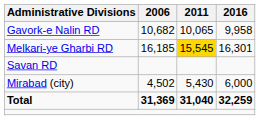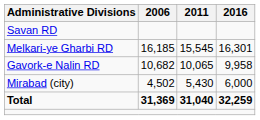rows swapped: (53, 30) <-> (32, 65)
(197, 48) gold background -> (197, 48) no background
